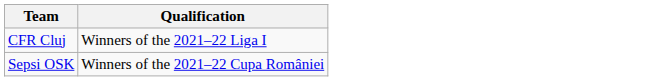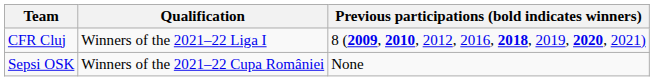+ column: (488, 16)
